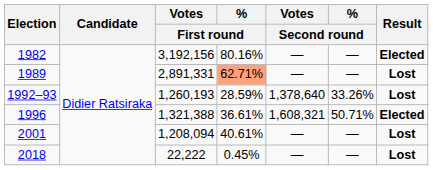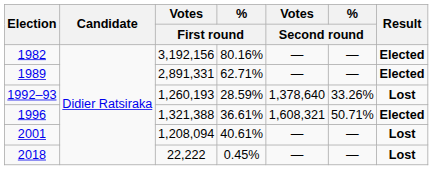(242, 74) lightsalmon background -> (242, 74) no background
(402, 74) Lost -> (402, 74) Elected
